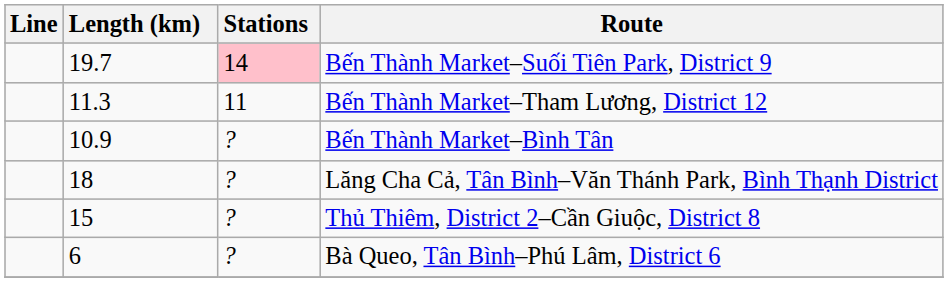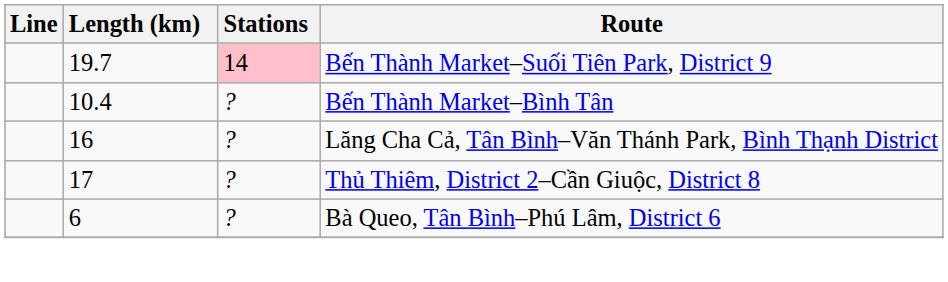- row: (546, 101)
(90, 140) 10.9 -> (90, 101) 10.4
(81, 179) 18 -> (81, 140) 16
(81, 218) 15 -> (81, 179) 17
